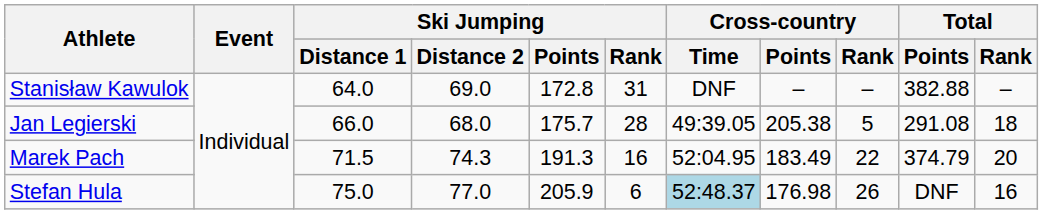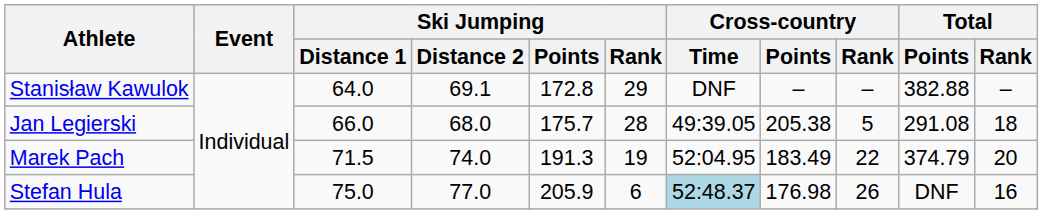(470, 90) 69.0 -> (470, 90) 69.1
(636, 90) 31 -> (636, 90) 29
(470, 158) 74.3 -> (470, 158) 74.0
(636, 158) 16 -> (636, 158) 19
